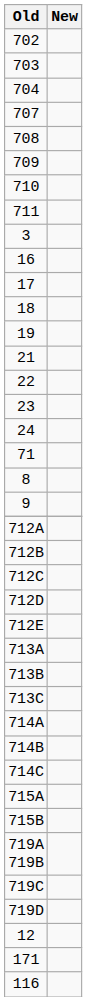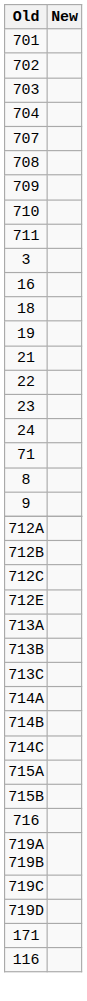+ row: (26, 41)
- row: (26, 285)
- row: (26, 602)
+ row: (26, 821)
- row: (26, 936)
